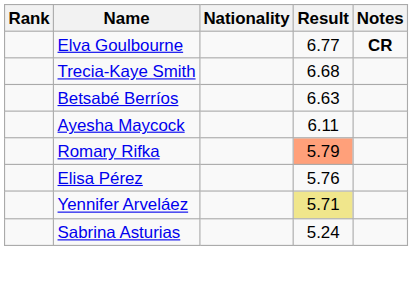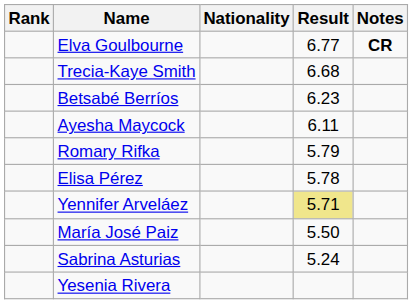(323, 98) 6.63 -> (323, 98) 6.23
(323, 152) lightsalmon background -> (323, 152) no background
(323, 178) 5.76 -> (323, 178) 5.78
+ row: (118, 232)
+ row: (114, 285)
